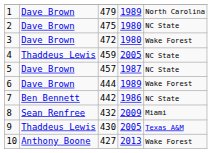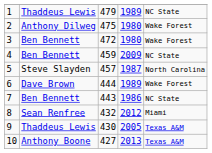(48, 12) Dave Brown -> (59, 12) Thaddeus Lewis
(175, 12) North Carolina -> (162, 12) NC State
(48, 26) Dave Brown -> (59, 26) Anthony Dilweg
(162, 26) NC State -> (169, 26) Wake Forest
(48, 40) Dave Brown -> (51, 40) Ben Bennett
(59, 55) Thaddeus Lewis -> (51, 55) Ben Bennett
(131, 55) 2005 -> (131, 55) 2009
(48, 69) Dave Brown -> (56, 69) Steve Slayden
(162, 69) NC State -> (175, 69) North Carolina
(108, 98) 442 -> (108, 98) 443
(131, 112) 2009 -> (131, 112) 2012
(169, 141) Wake Forest -> (164, 141) Texas A&M
